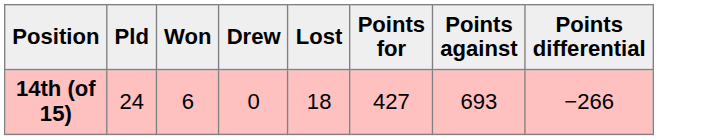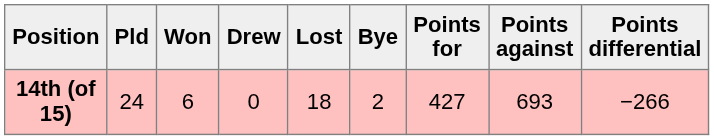+ column: (378, 36)
